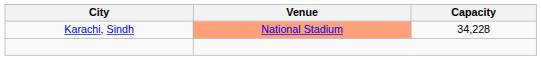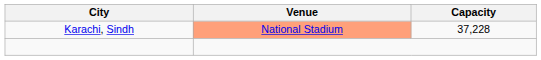(474, 30) 34,228 -> (474, 30) 37,228
